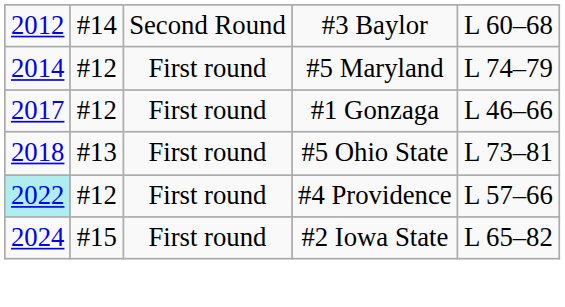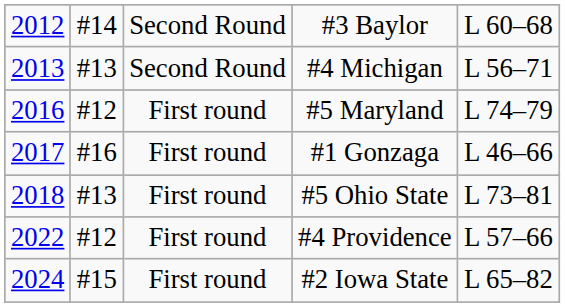+ row: (375, 68)
(38, 68) 2014 -> (38, 110) 2016
(97, 110) #12 -> (97, 152) #16
(38, 195) paleturquoise background -> (38, 237) no background
